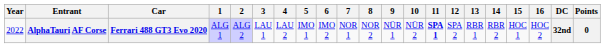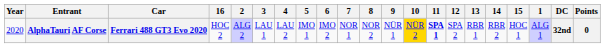columns swapped: (220, 11) <-> (540, 11)
(15, 30) 2022 -> (15, 30) 2020
(415, 30) no background -> (415, 30) gold background
